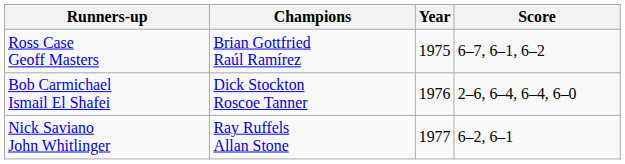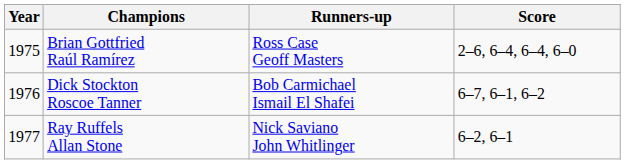columns swapped: (435, 17) <-> (107, 17)
(501, 51) 6–7, 6–1, 6–2 -> (517, 51) 2–6, 6–4, 6–4, 6–0
(517, 94) 2–6, 6–4, 6–4, 6–0 -> (501, 94) 6–7, 6–1, 6–2
